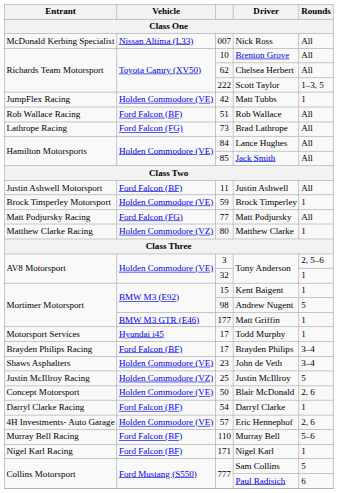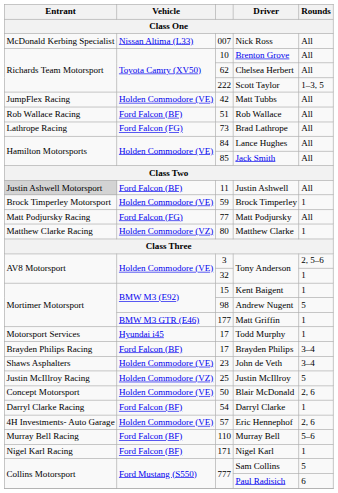(303, 99) 1 -> (307, 99) All
(54, 187) no background -> (54, 187) lightgrey background
